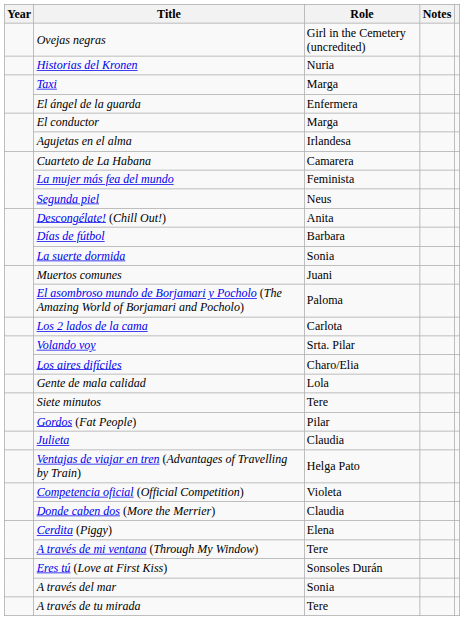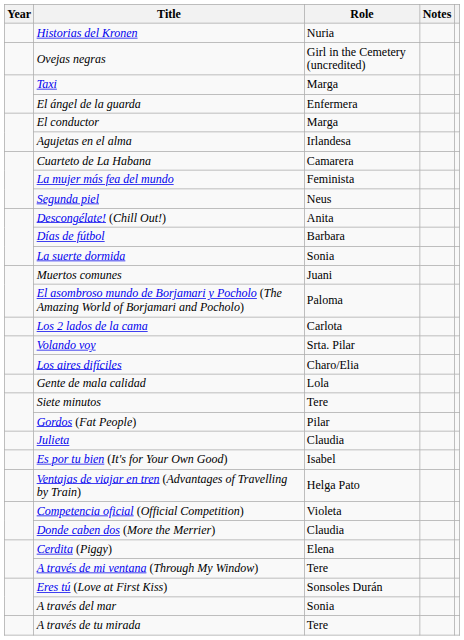rows swapped: (71, 39) <-> (87, 65)
+ row: (132, 459)
